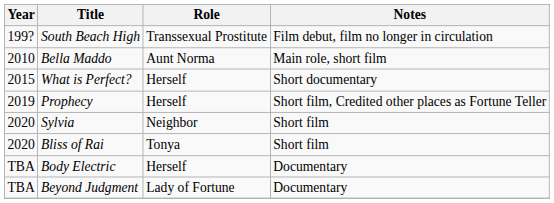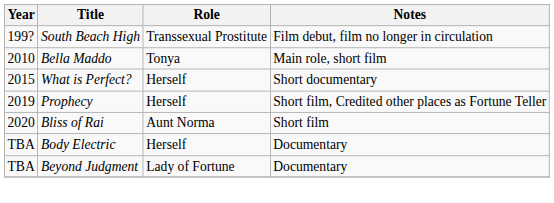(180, 58) Aunt Norma -> (163, 58) Tonya
- row: (58, 123)
(163, 144) Tonya -> (180, 123) Aunt Norma
